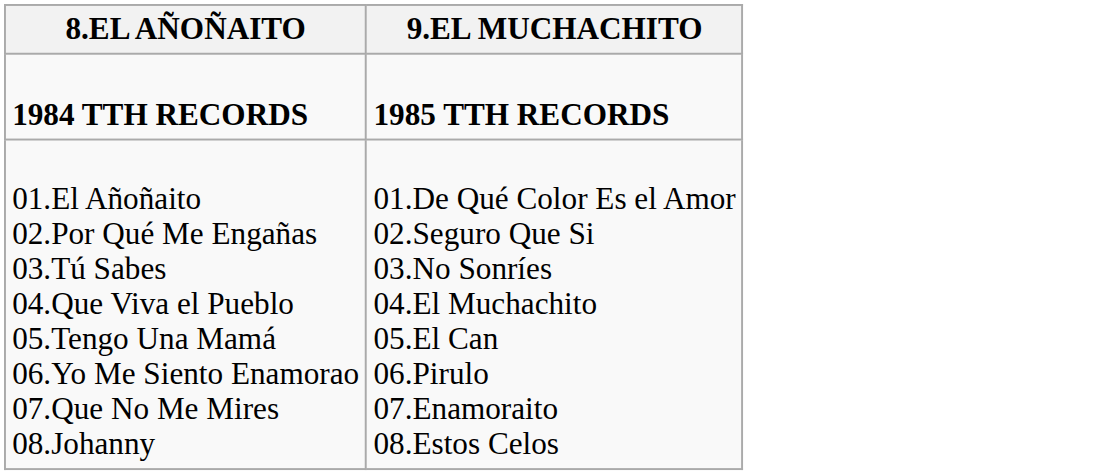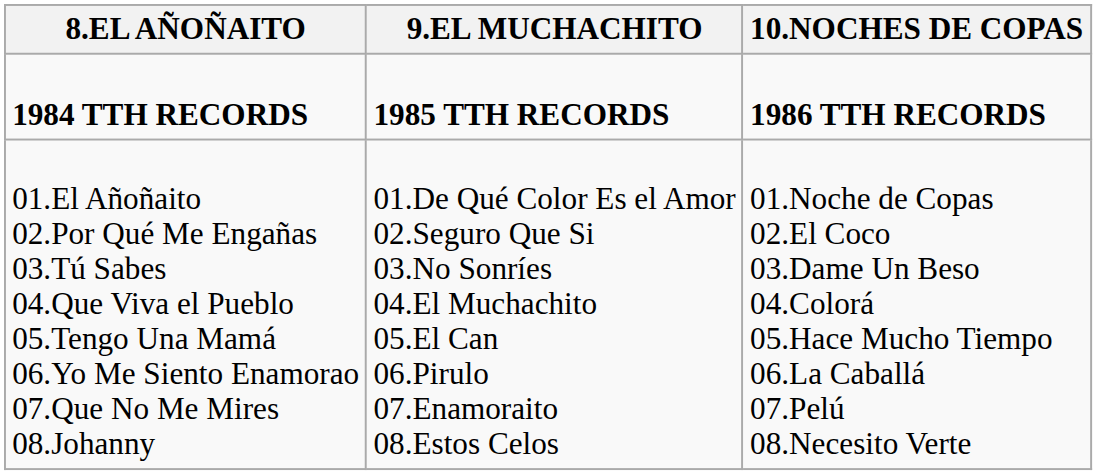+ column: (917, 29)
